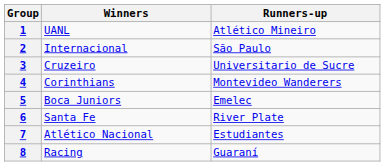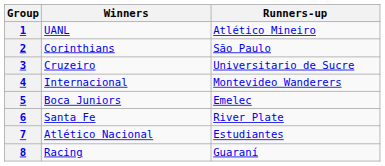(86, 48) Internacional -> (79, 48) Corinthians
(79, 83) Corinthians -> (86, 83) Internacional
